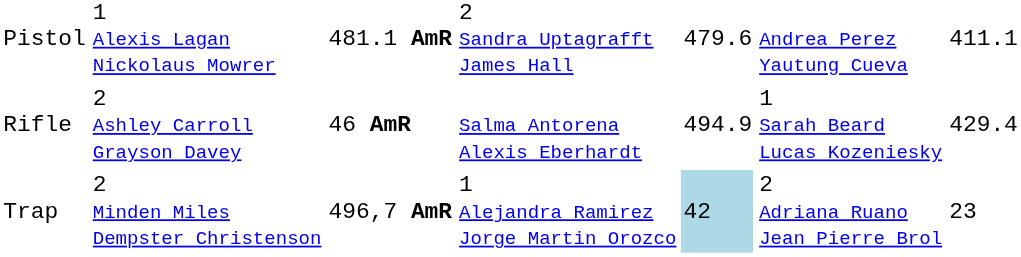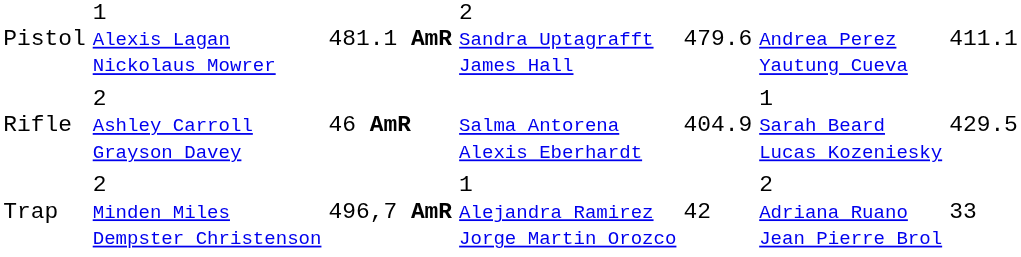(718, 125) 494.9 -> (718, 125) 404.9
(984, 125) 429.4 -> (984, 125) 429.5
(697, 211) lightblue background -> (697, 211) no background
(963, 211) 23 -> (963, 211) 33
